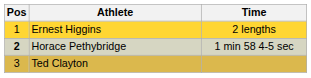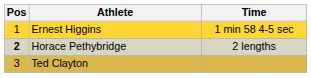(254, 30) 2 lengths -> (254, 30) 1 min 58 4-5 sec
(254, 47) 1 min 58 4-5 sec -> (254, 47) 2 lengths
